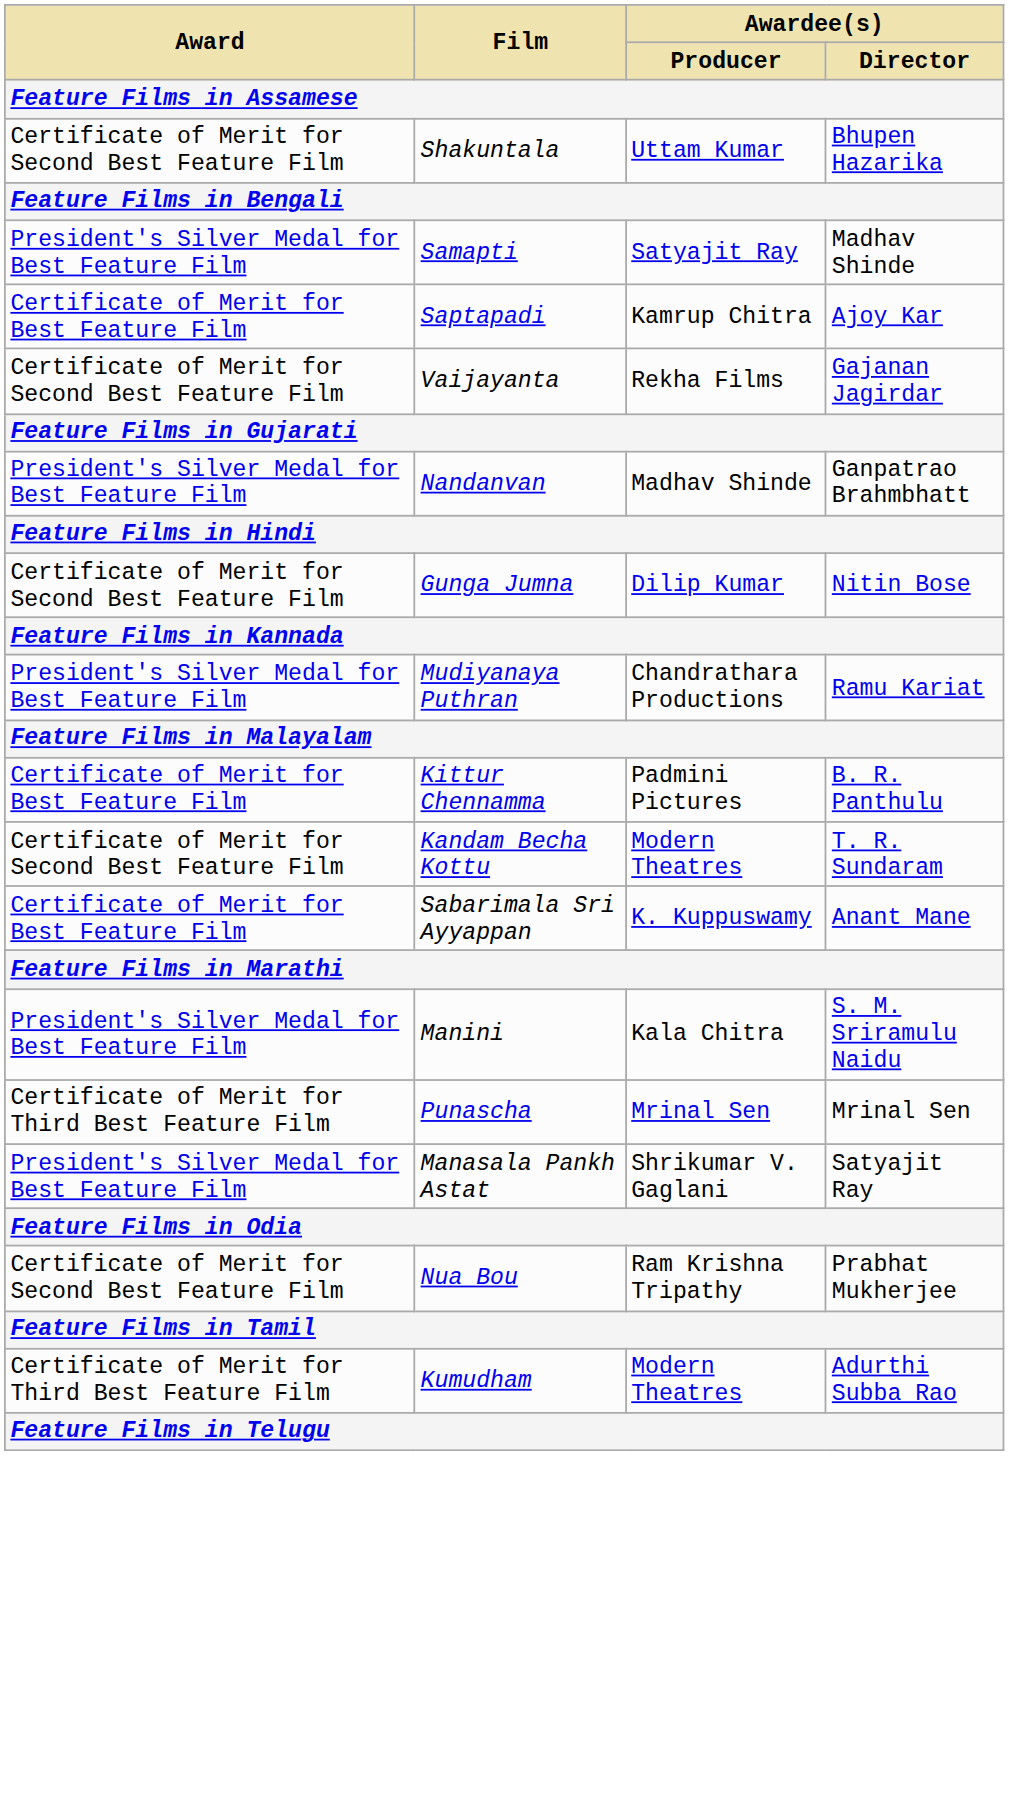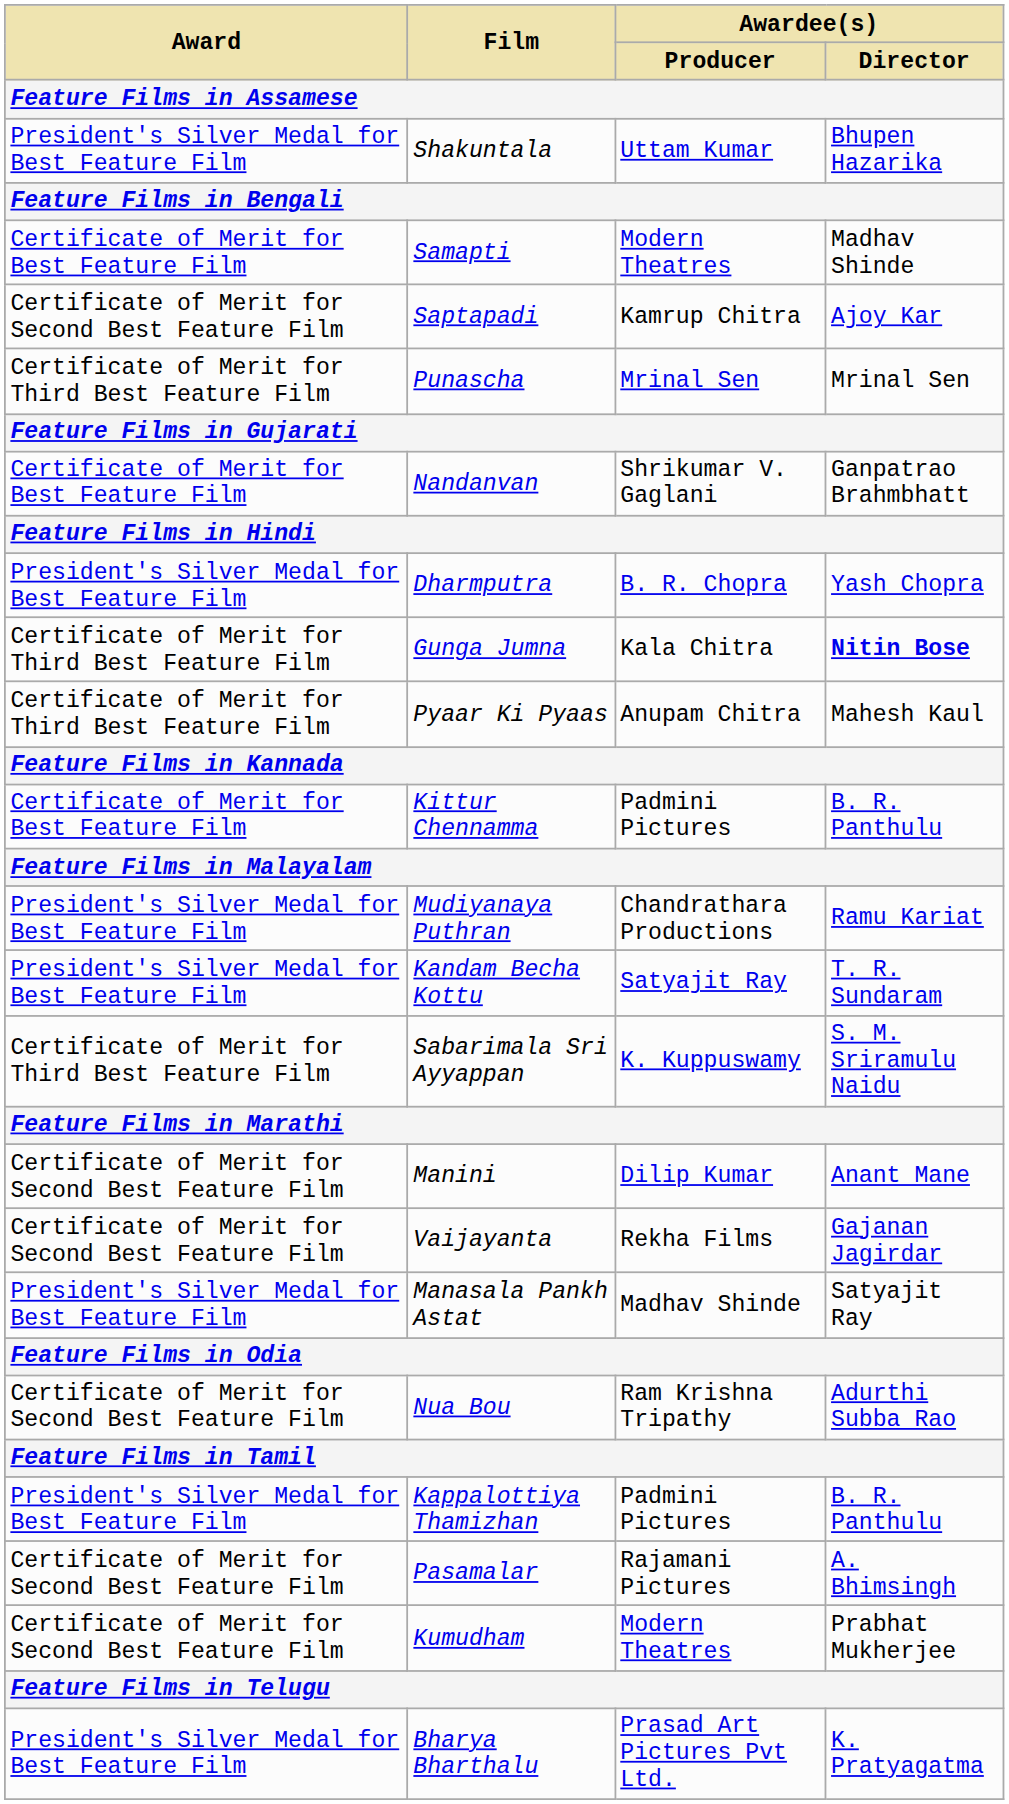(177, 150) Certificate of Merit for Second Best Feature Film -> (205, 150) President's Silver Medal for Best Feature Film
(205, 252) President's Silver Medal for Best Feature Film -> (177, 252) Certificate of Merit for Best Feature Film
(715, 252) Satyajit Ray -> (676, 252) Modern Theatres
(177, 317) Certificate of Merit for Best Feature Film -> (177, 317) Certificate of Merit for Second Best Feature Film
rows swapped: (476, 1112) <-> (490, 381)
(205, 483) President's Silver Medal for Best Feature Film -> (177, 483) Certificate of Merit for Best Feature Film
(721, 483) Madhav Shinde -> (704, 483) Shrikumar V. Gaglani
+ row: (483, 585)
(177, 585) Certificate of Merit for Second Best Feature Film -> (177, 650) Certificate of Merit for Third Best Feature Film
(708, 585) Dilip Kumar -> (697, 650) Kala Chitra
(901, 585) normal -> (900, 650) bold
+ row: (511, 714)
rows swapped: (483, 790) <-> (490, 688)
(177, 854) Certificate of Merit for Second Best Feature Film -> (205, 983) President's Silver Medal for Best Feature Film
(687, 854) Modern Theatres -> (704, 983) Satyajit Ray
(177, 919) Certificate of Merit for Best Feature Film -> (177, 1061) Certificate of Merit for Third Best Feature Film
(901, 919) Anant Mane -> (894, 1061) S. M. Sriramulu Naidu
(205, 1034) President's Silver Medal for Best Feature Film -> (177, 1176) Certificate of Merit for Second Best Feature Film
(708, 1034) Kala Chitra -> (697, 1176) Dilip Kumar
(894, 1034) S. M. Sriramulu Naidu -> (900, 1176) Anant Mane
(715, 1176) Shrikumar V. Gaglani -> (711, 1305) Madhav Shinde
(894, 1278) Prabhat Mukherjee -> (894, 1407) Adurthi Subba Rao
+ row: (497, 1509)
+ row: (476, 1574)
(177, 1380) Certificate of Merit for Third Best Feature Film -> (177, 1638) Certificate of Merit for Second Best Feature Film
(894, 1380) Adurthi Subba Rao -> (894, 1638) Prabhat Mukherjee
+ row: (476, 1754)
